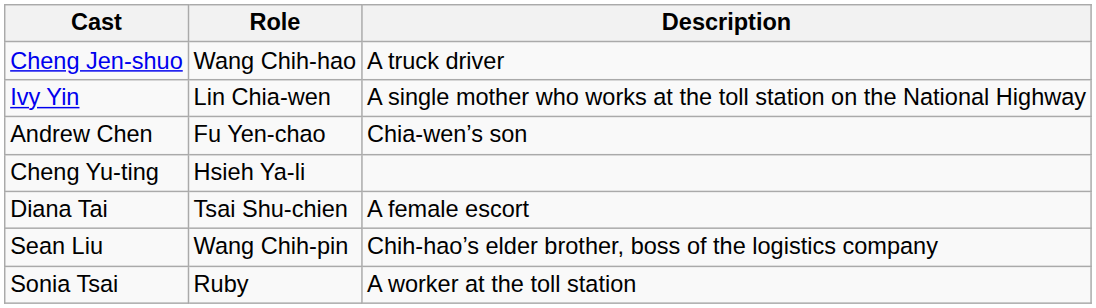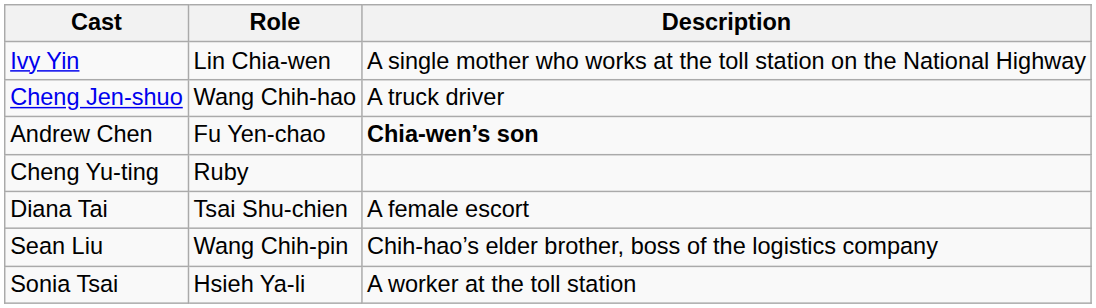rows swapped: (45, 97) <-> (96, 60)
(447, 135) normal -> (453, 135) bold
(249, 172) Hsieh Ya-li -> (221, 172) Ruby
(221, 284) Ruby -> (249, 284) Hsieh Ya-li
